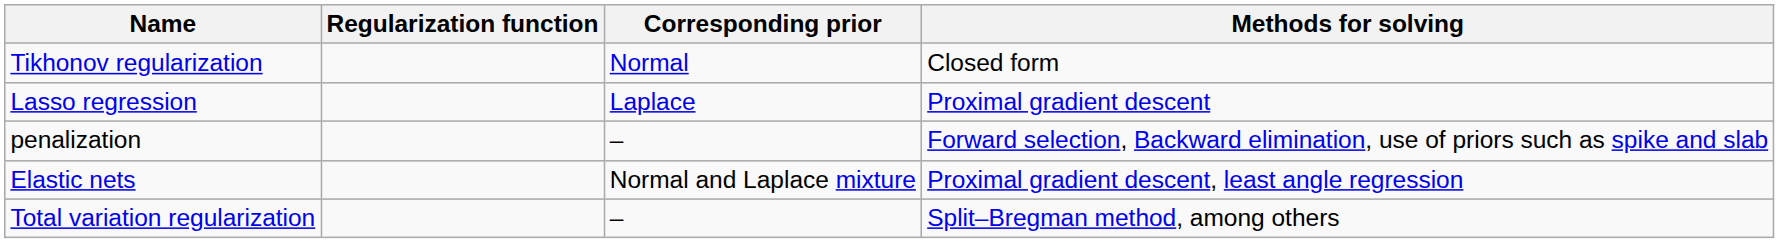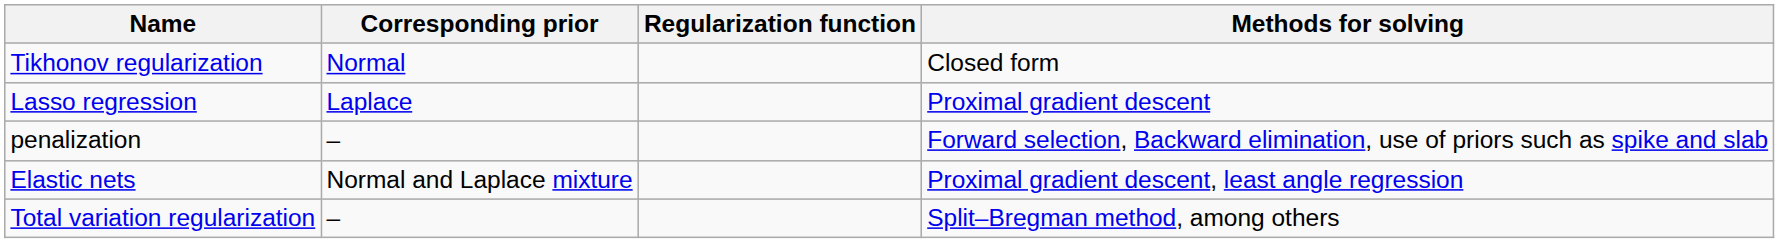columns swapped: (462, 23) <-> (763, 23)
